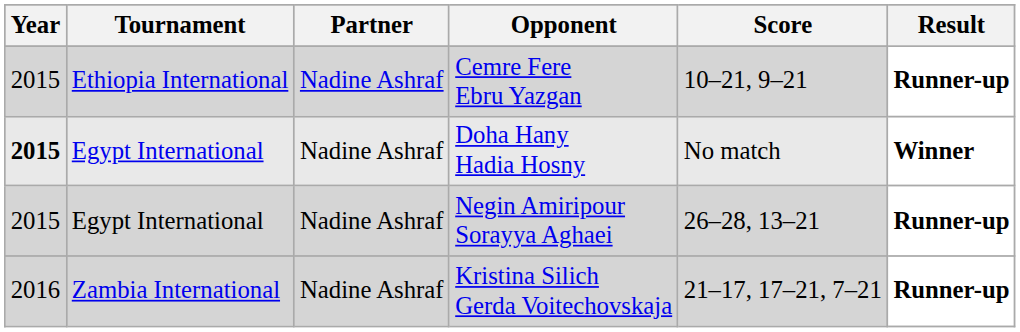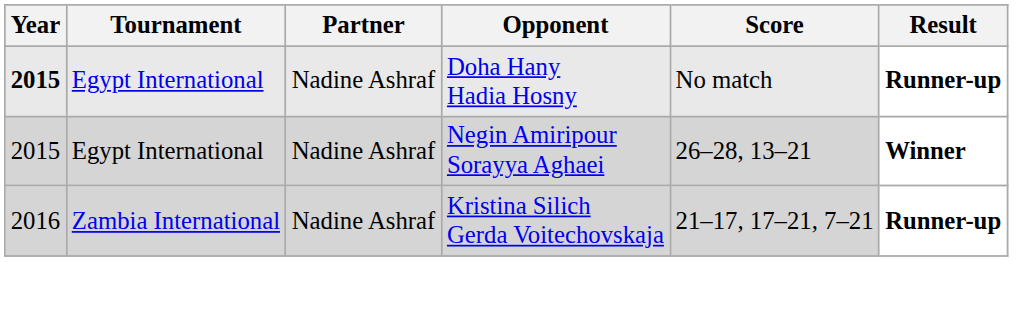- row: (518, 80)
(934, 150) Winner -> (943, 80) Runner-up
(951, 220) Runner-up -> (926, 150) Winner
